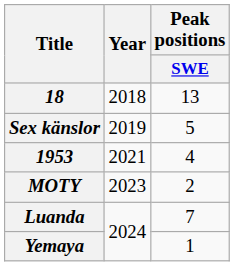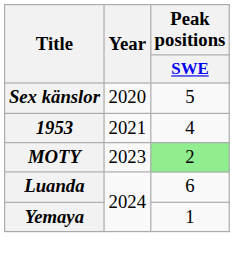- row: (54, 97)
(127, 127) 2019 -> (127, 97) 2020
(190, 186) no background -> (190, 157) lightgreen background
(190, 216) 7 -> (190, 186) 6
